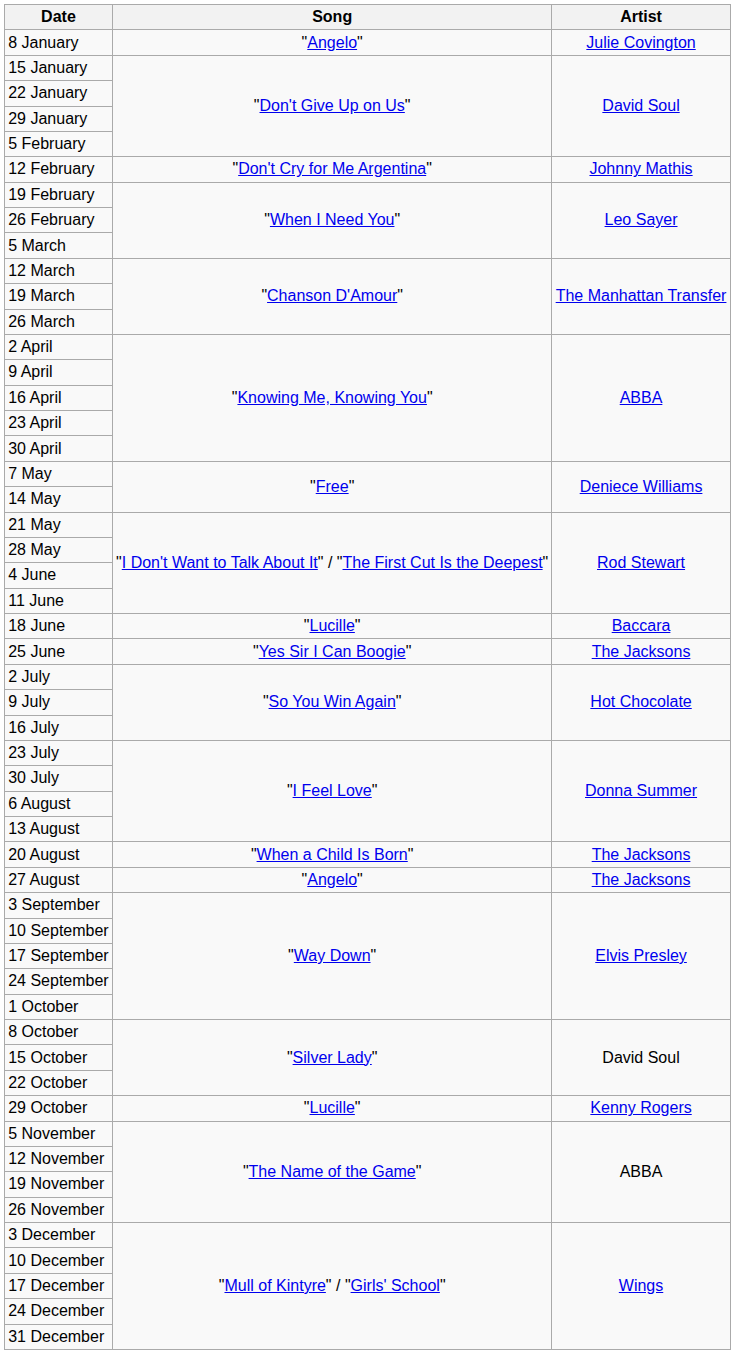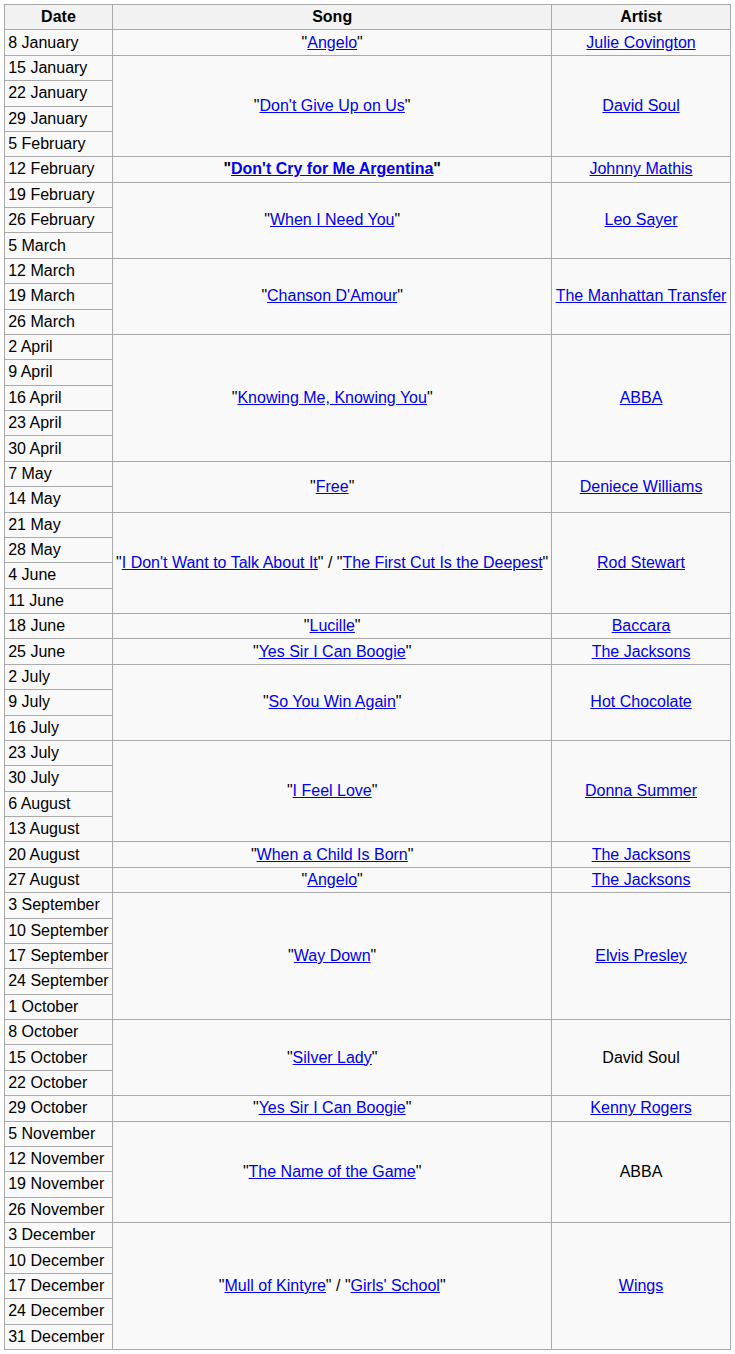(332, 169) normal -> (332, 169) bold
(332, 1108) "Lucille" -> (332, 1108) "Yes Sir I Can Boogie"
